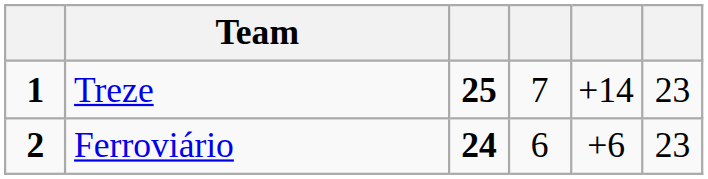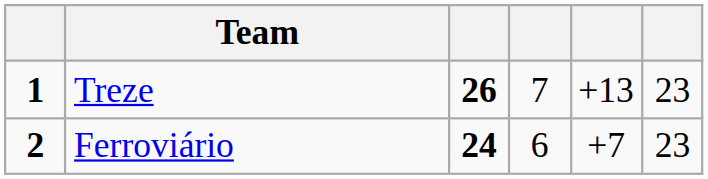(479, 88) 25 -> (479, 88) 26
(606, 88) +14 -> (606, 88) +13
(606, 145) +6 -> (606, 145) +7
